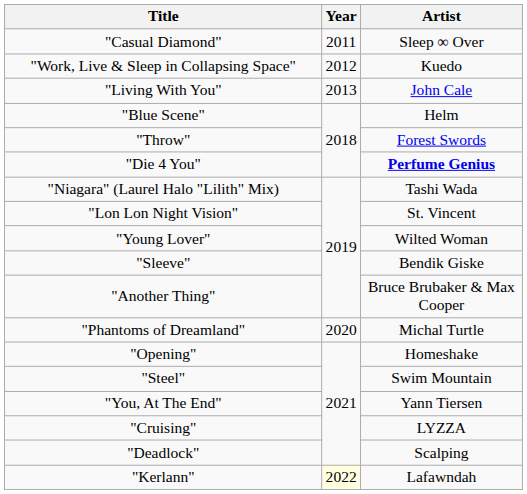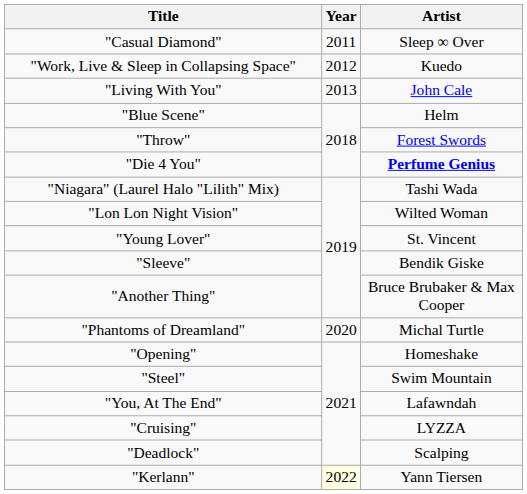(441, 213) St. Vincent -> (441, 213) Wilted Woman
(441, 238) Wilted Woman -> (441, 238) St. Vincent
(441, 403) Yann Tiersen -> (441, 403) Lafawndah
(441, 477) Lafawndah -> (441, 477) Yann Tiersen
